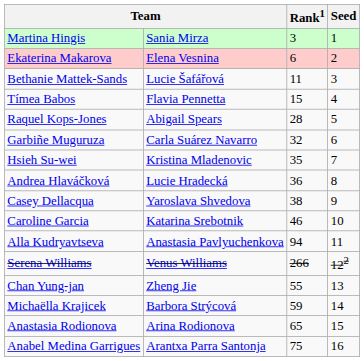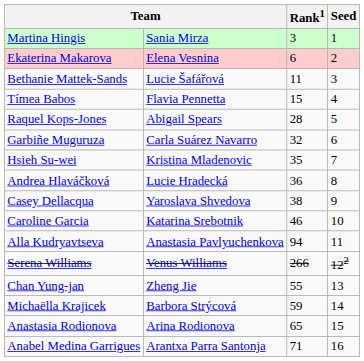(296, 346) 75 -> (296, 346) 71
